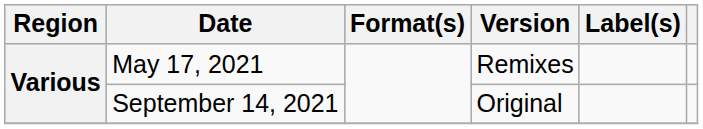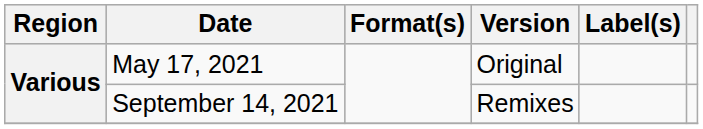(525, 63) Remixes -> (520, 63) Original
(520, 103) Original -> (525, 103) Remixes
